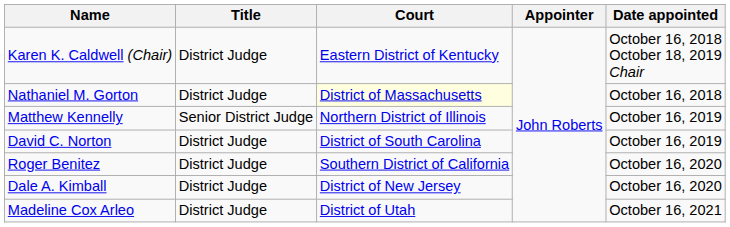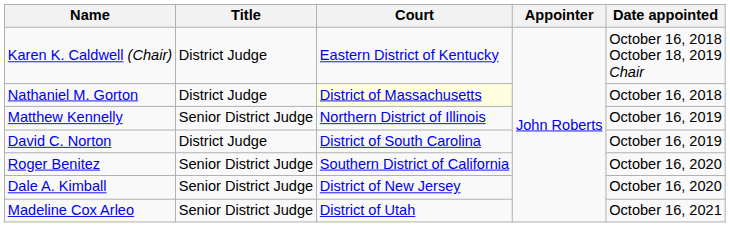(223, 164) District Judge -> (246, 164) Senior District Judge
(223, 187) District Judge -> (246, 187) Senior District Judge
(223, 210) District Judge -> (246, 210) Senior District Judge
